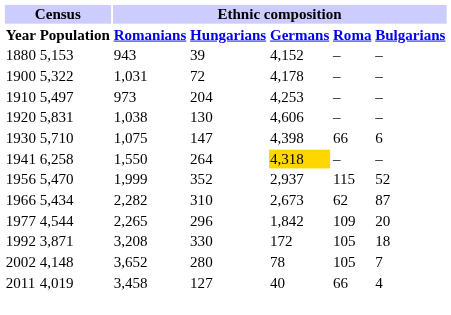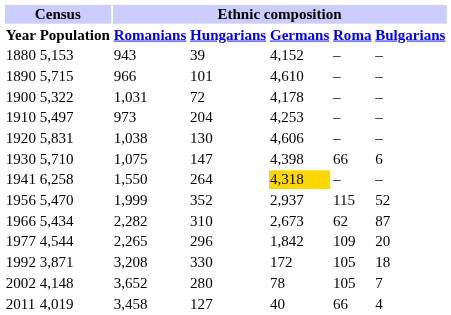+ row: (21, 76)
